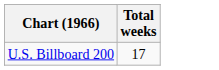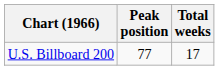+ column: (144, 23)
